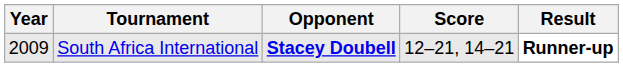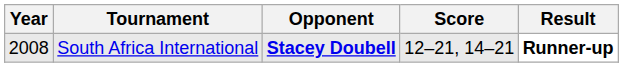(29, 48) 2009 -> (29, 48) 2008
